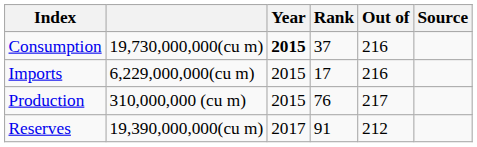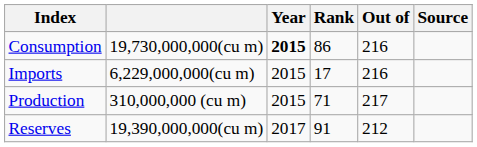(322, 45) 37 -> (322, 45) 86
(322, 100) 76 -> (322, 100) 71
